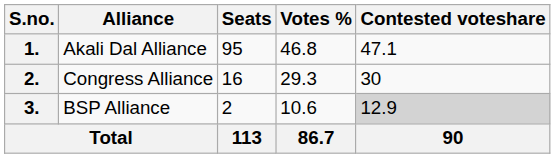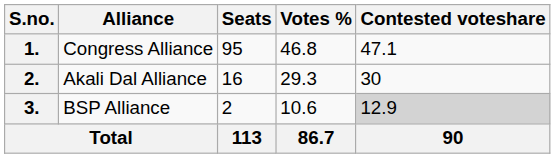(135, 49) Akali Dal Alliance -> (138, 49) Congress Alliance
(138, 78) Congress Alliance -> (135, 78) Akali Dal Alliance
